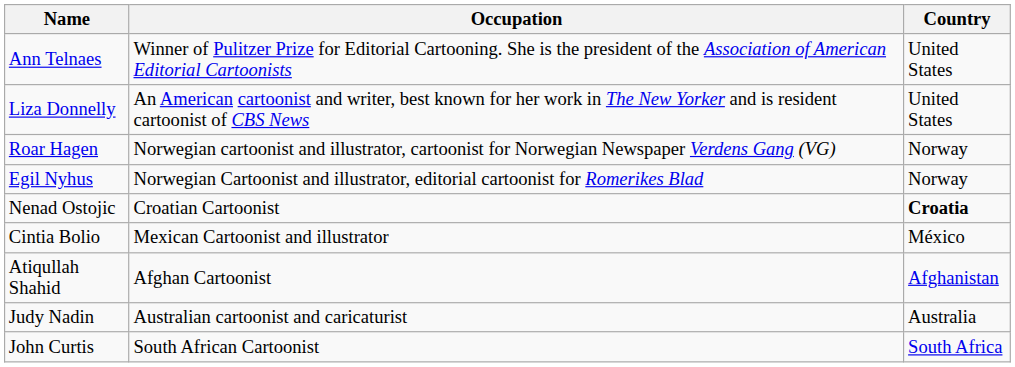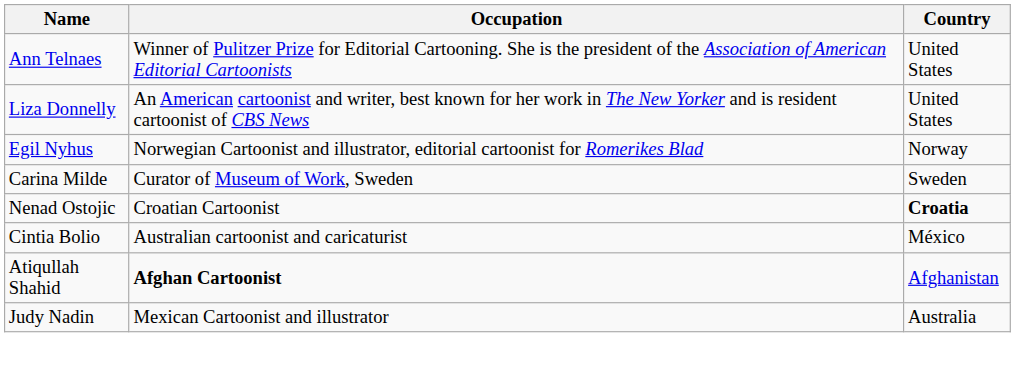- row: (53, 149)
+ row: (58, 178)
(261, 237) Mexican Cartoonist and illustrator -> (270, 237) Australian cartoonist and caricaturist
(202, 277) normal -> (208, 277) bold
(270, 317) Australian cartoonist and caricaturist -> (261, 317) Mexican Cartoonist and illustrator
- row: (51, 346)
